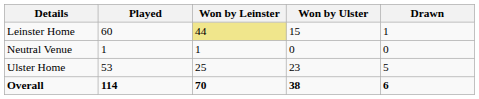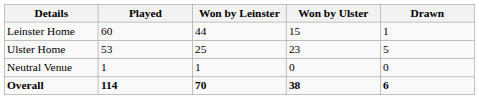(201, 31) khaki background -> (201, 31) no background
rows swapped: (36, 67) <-> (40, 49)
